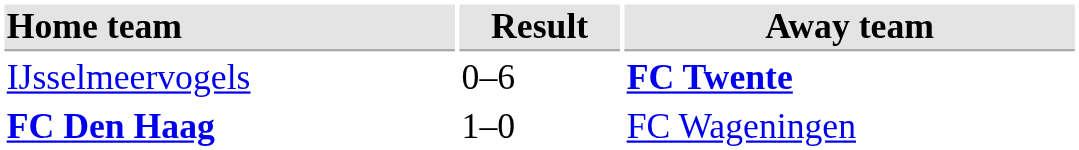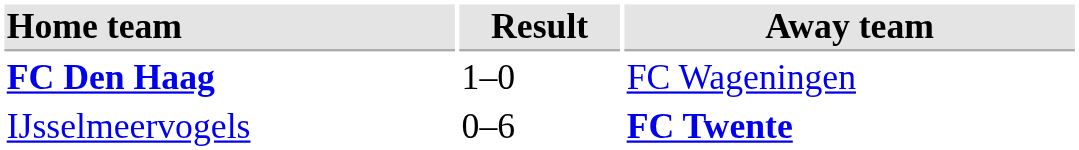rows swapped: (111, 126) <-> (129, 77)
